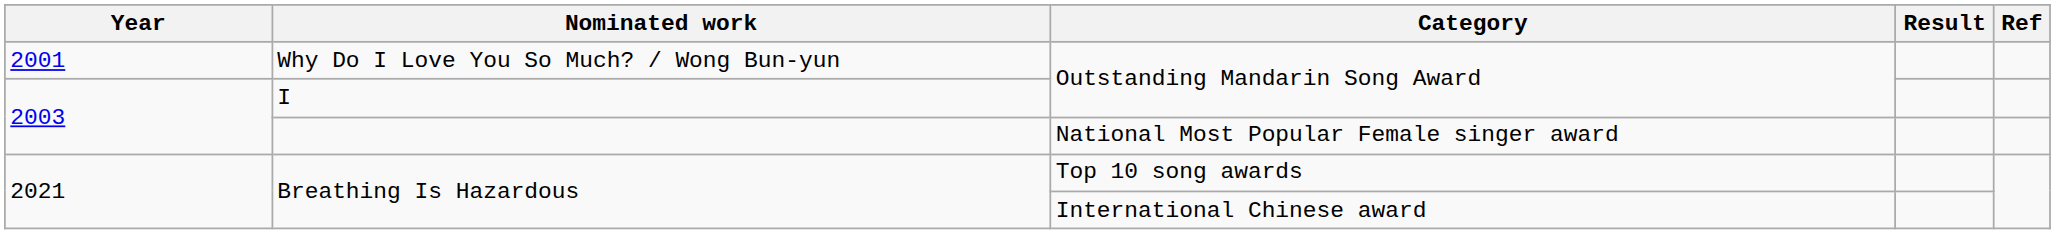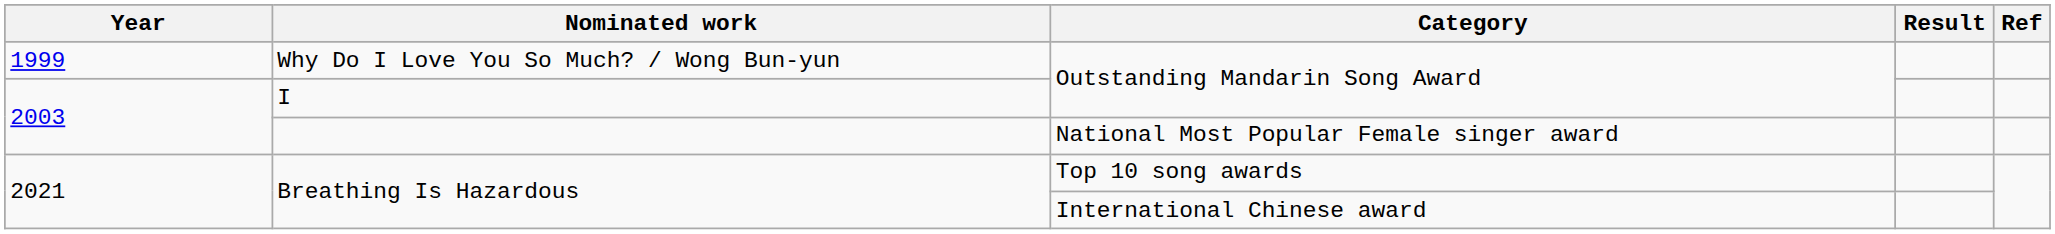(38, 61) 2001 -> (38, 61) 1999
